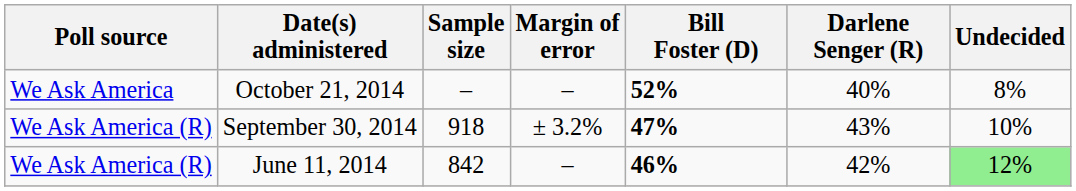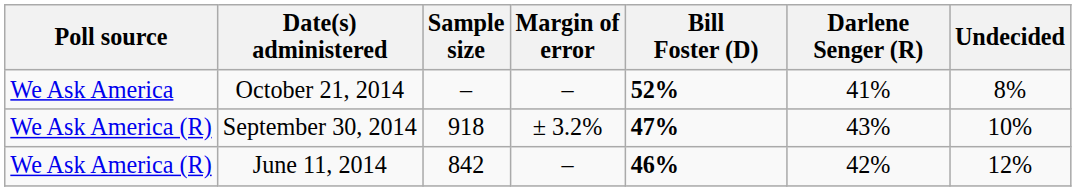(868, 89) 40% -> (868, 89) 41%
(1010, 165) lightgreen background -> (1010, 165) no background
